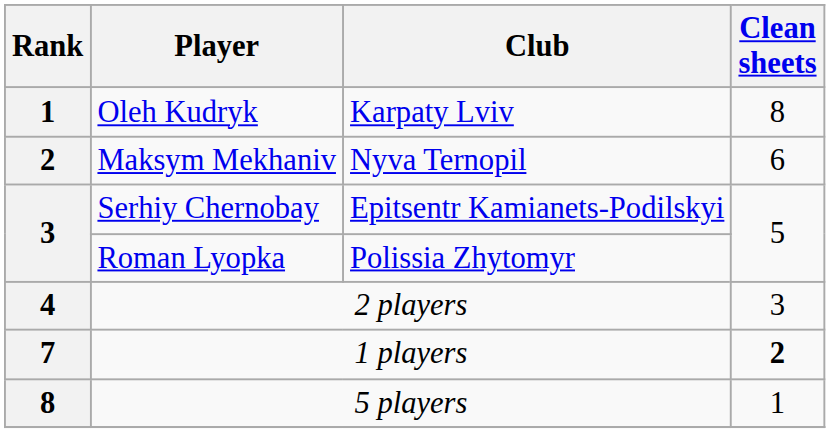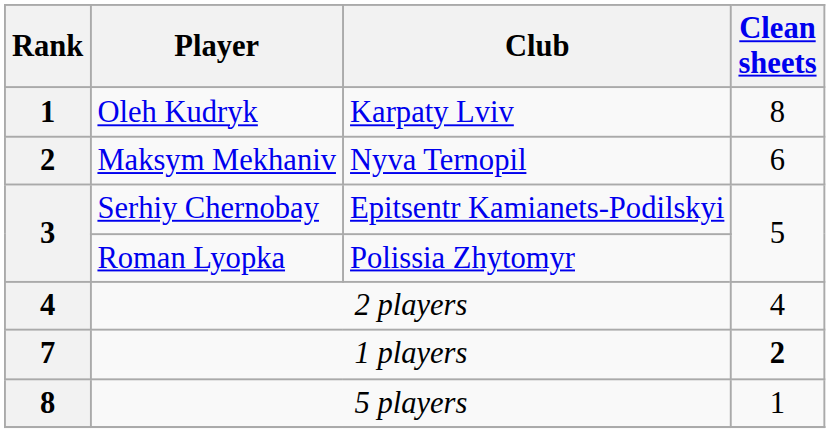(777, 305) 3 -> (777, 305) 4
